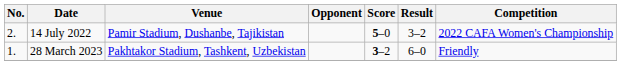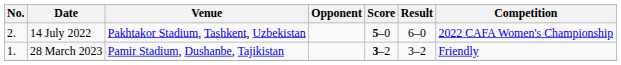(196, 32) Pamir Stadium, Dushanbe, Tajikistan -> (207, 32) Pakhtakor Stadium, Tashkent, Uzbekistan
(417, 32) 3–2 -> (417, 32) 6–0
(207, 51) Pakhtakor Stadium, Tashkent, Uzbekistan -> (196, 51) Pamir Stadium, Dushanbe, Tajikistan
(417, 51) 6–0 -> (417, 51) 3–2
